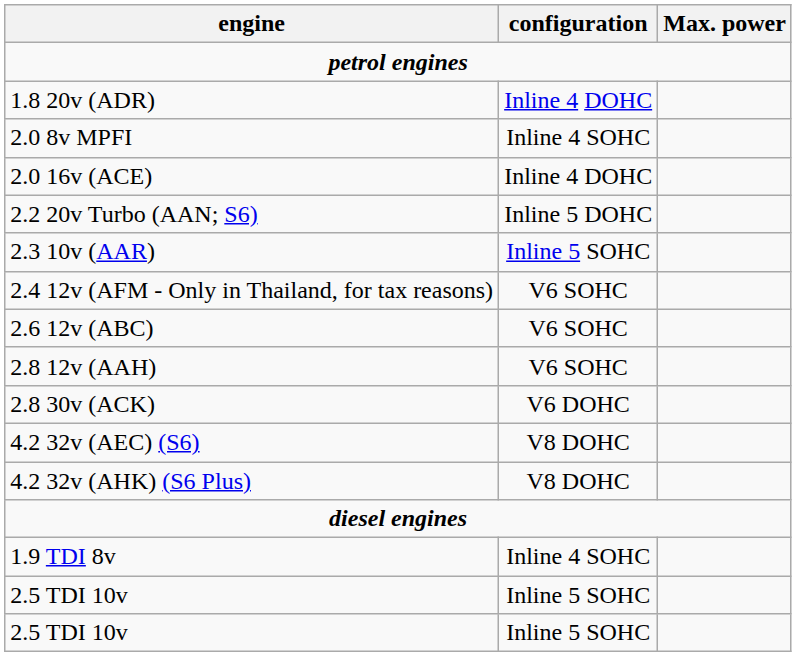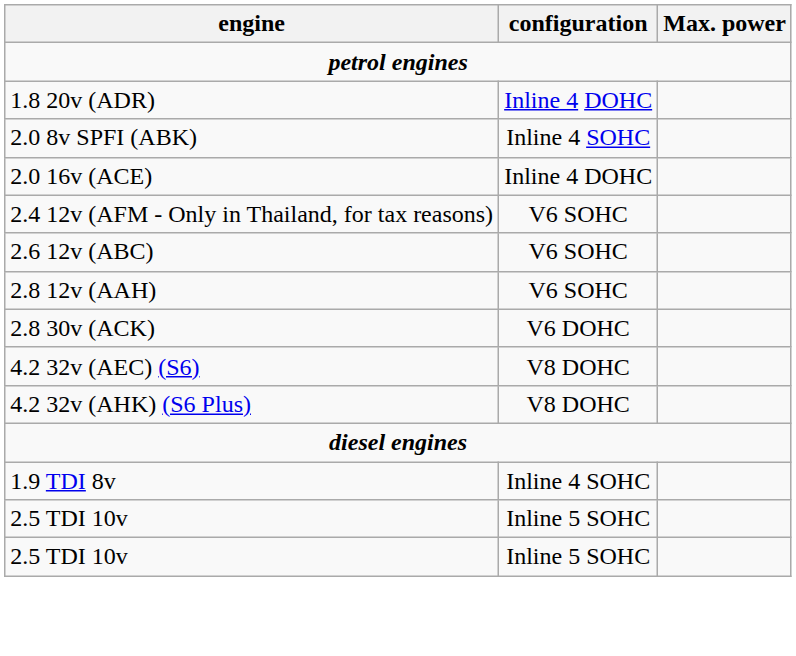+ row: (104, 137)
- row: (71, 137)
- row: (134, 213)
- row: (83, 251)
